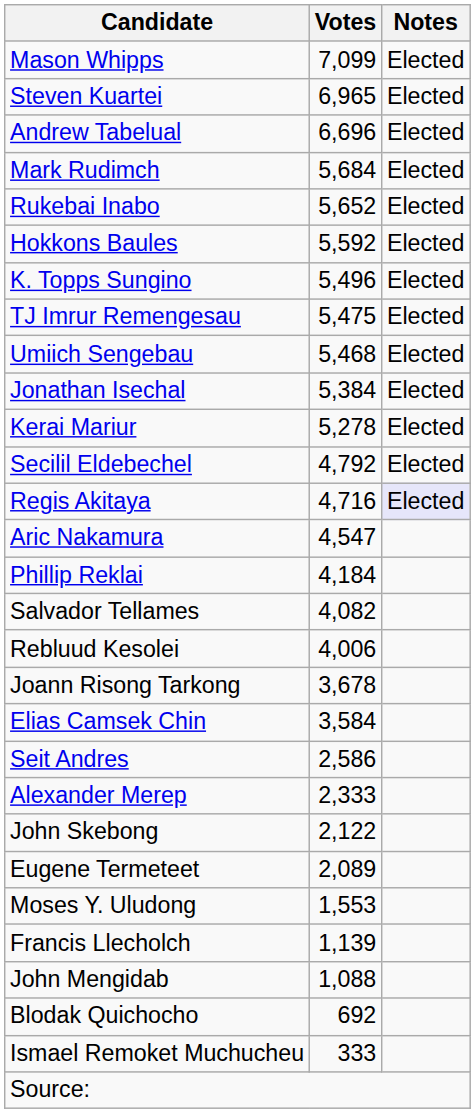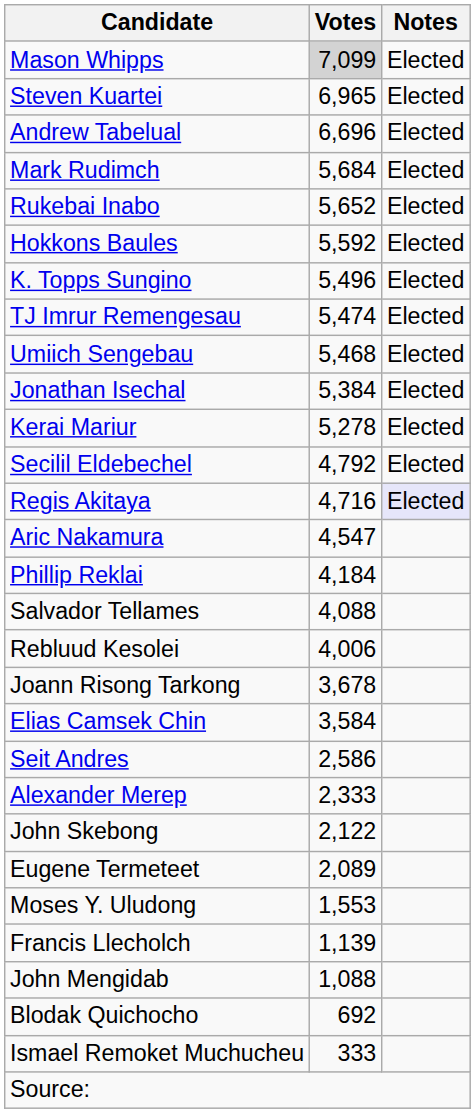(347, 59) no background -> (347, 59) lightgrey background
(347, 317) 5,475 -> (347, 317) 5,474
(347, 611) 4,082 -> (347, 611) 4,088
